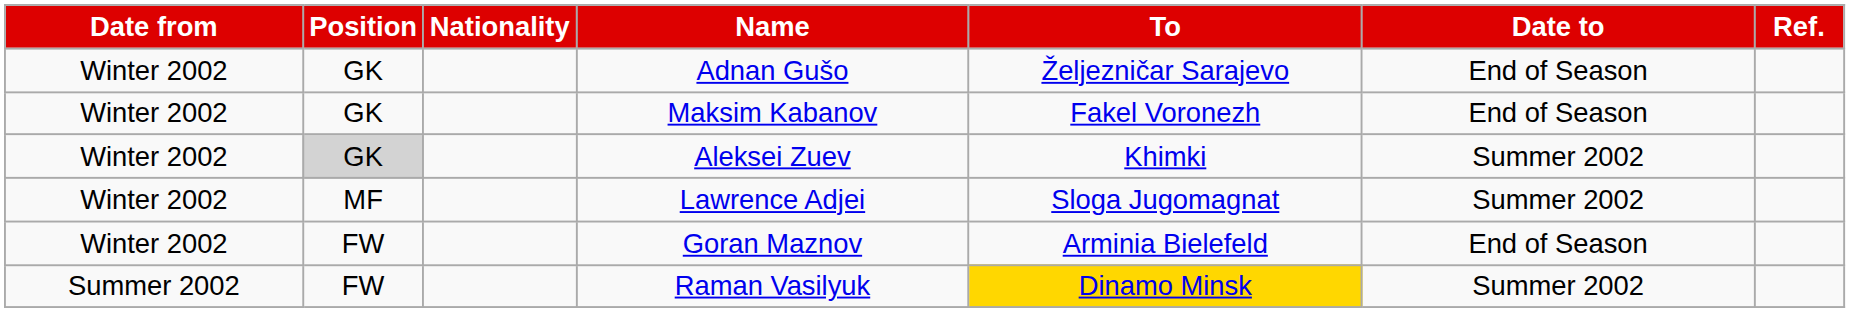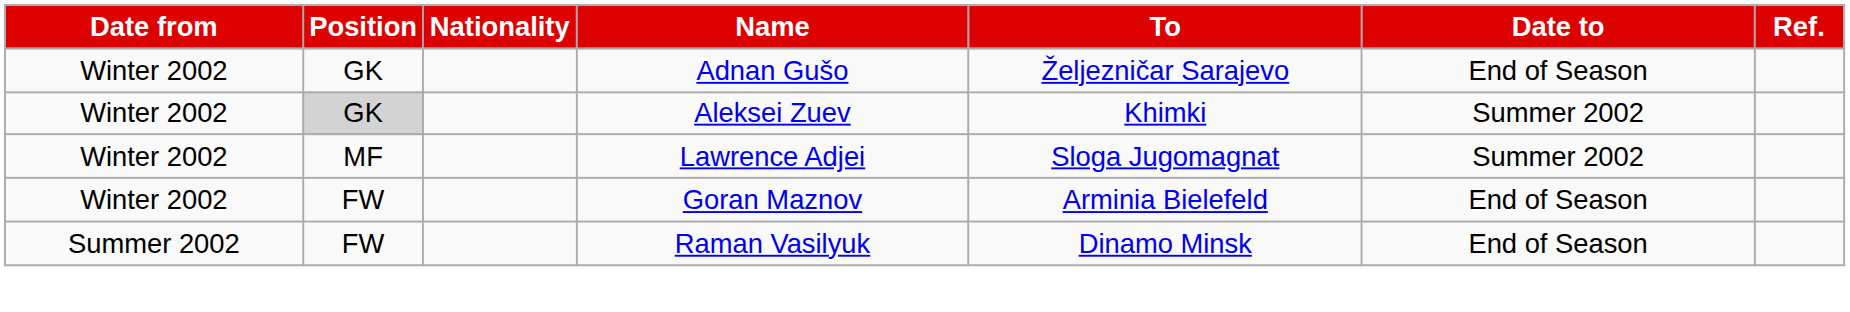- row: (772, 113)
(1165, 286) gold background -> (1165, 243) no background
(1558, 286) Summer 2002 -> (1558, 243) End of Season
